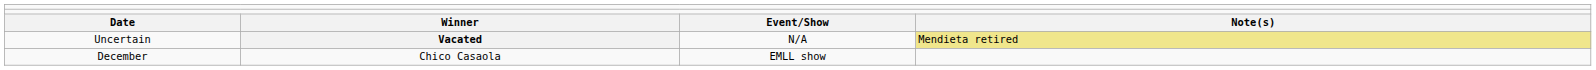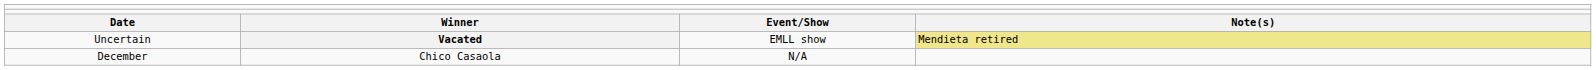(798, 40) N/A -> (798, 40) EMLL show
(798, 57) EMLL show -> (798, 57) N/A
